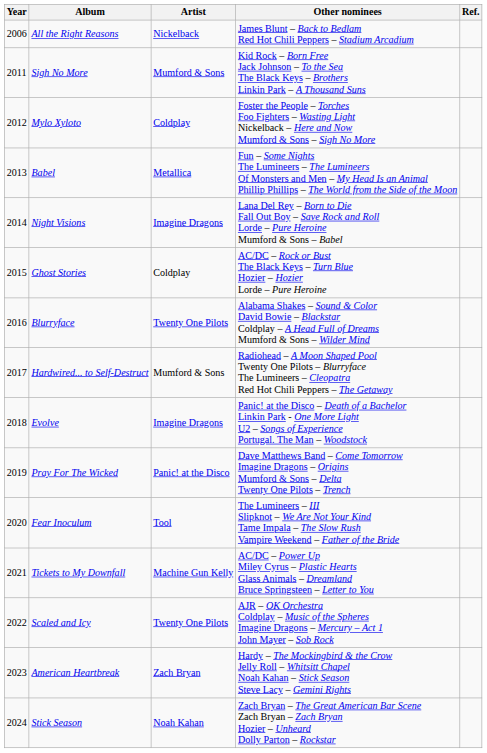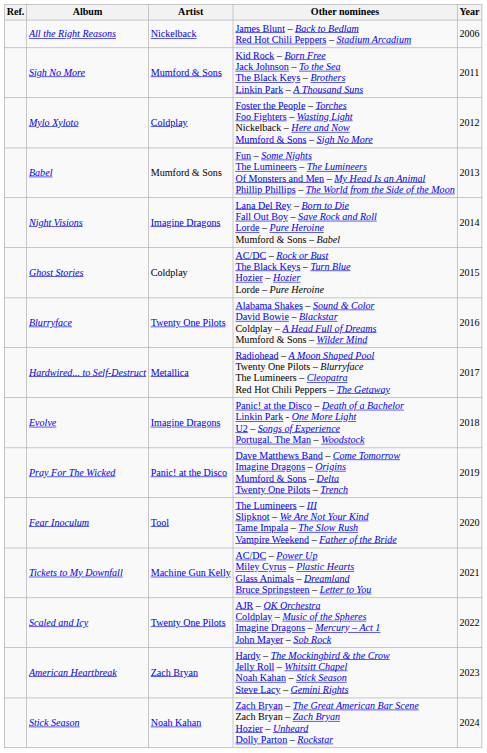columns swapped: (17, 12) <-> (471, 12)
(172, 172) Metallica -> (186, 172) Mumford & Sons
(189, 372) Mumford & Sons -> (170, 372) Metallica
